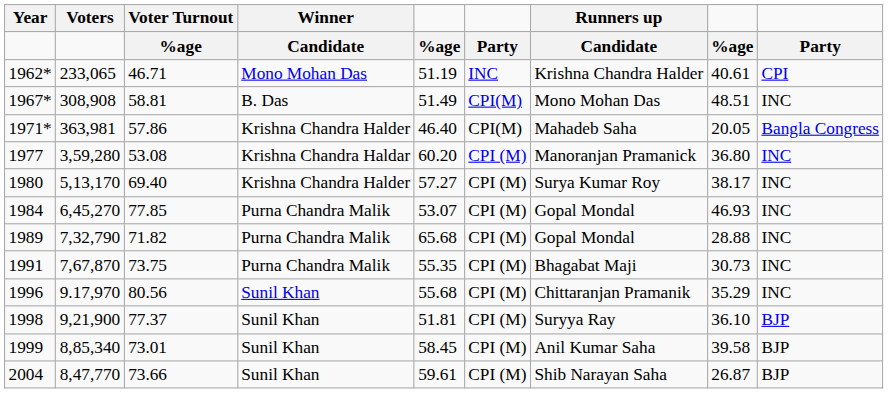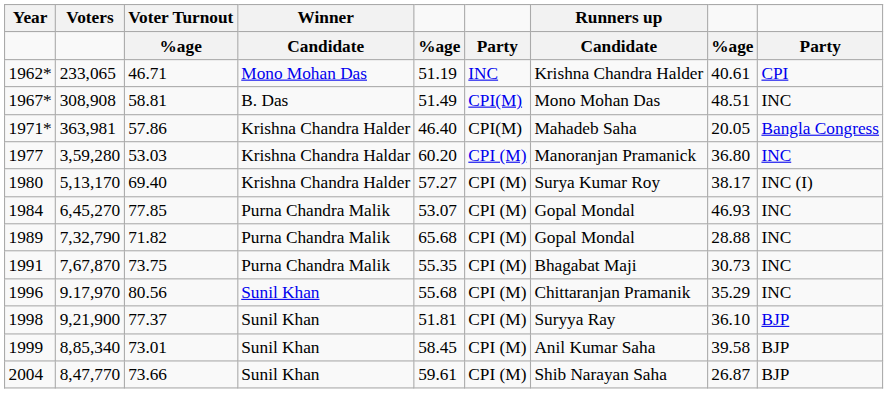(148, 155) 53.08 -> (148, 155) 53.03
(776, 182) INC -> (787, 182) INC (I)
